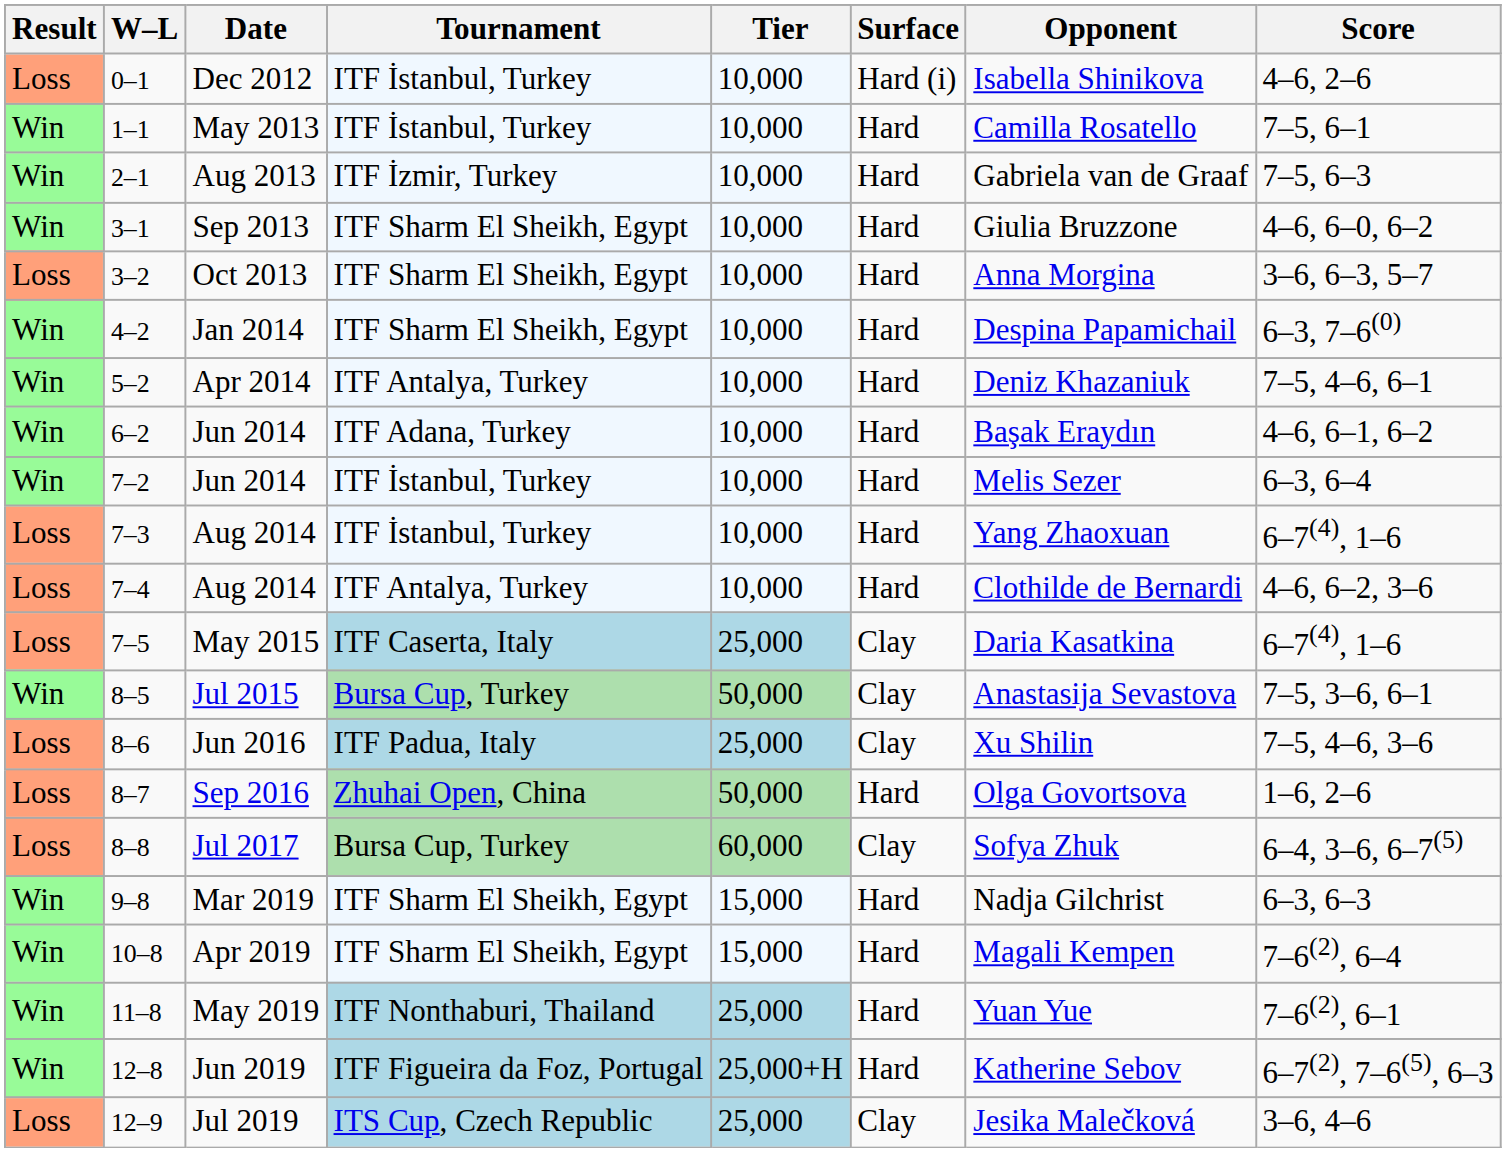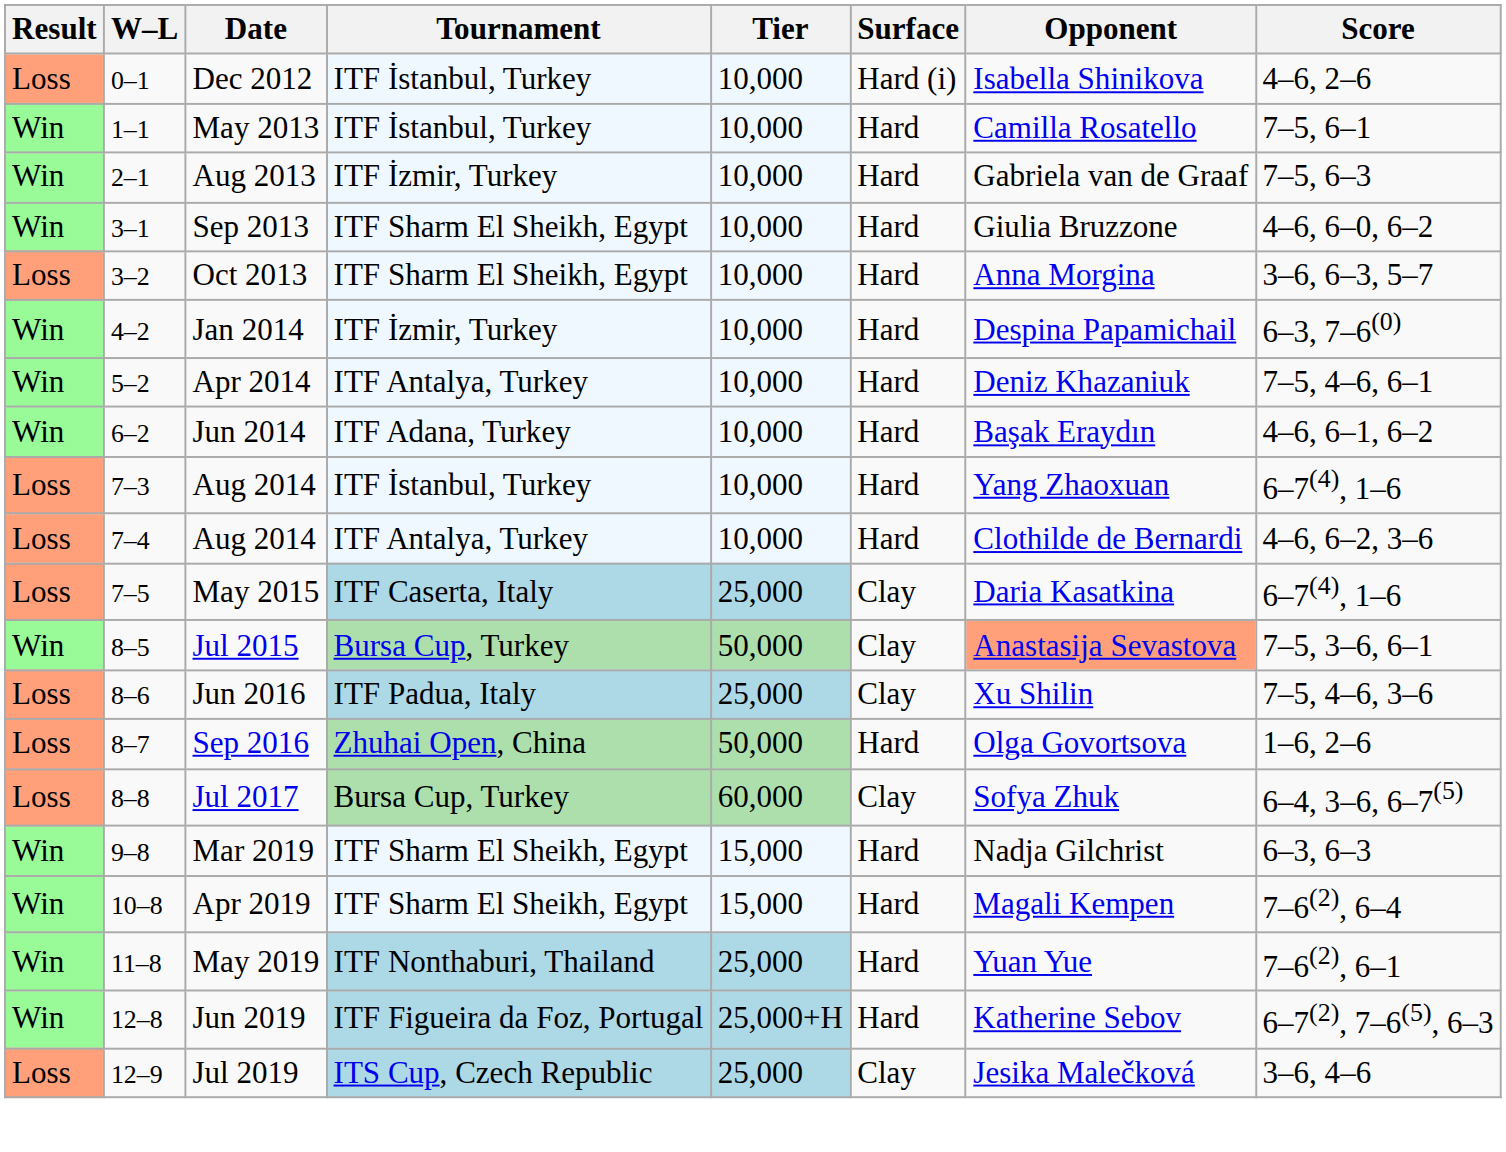(511, 328) ITF Sharm El Sheikh, Egypt -> (445, 328) ITF İzmir, Turkey
- row: (130, 482)
(1105, 694) no background -> (1105, 645) lightsalmon background
